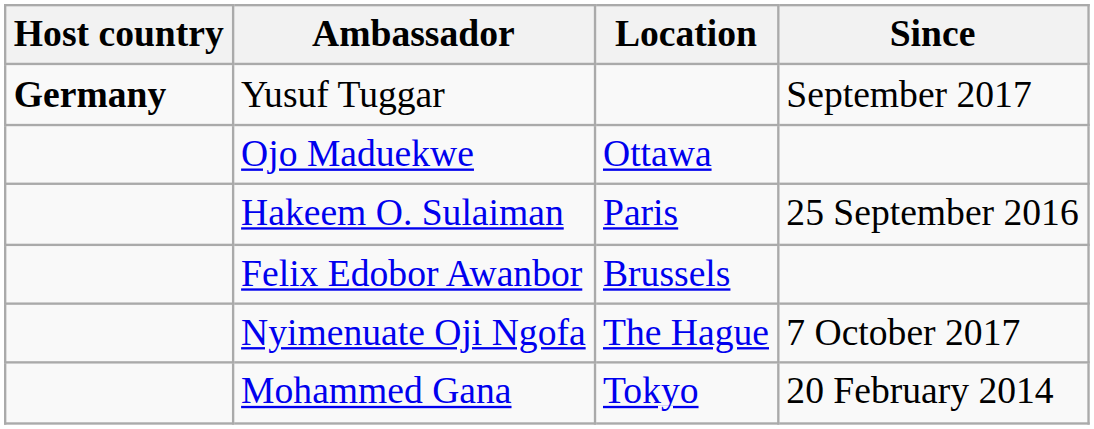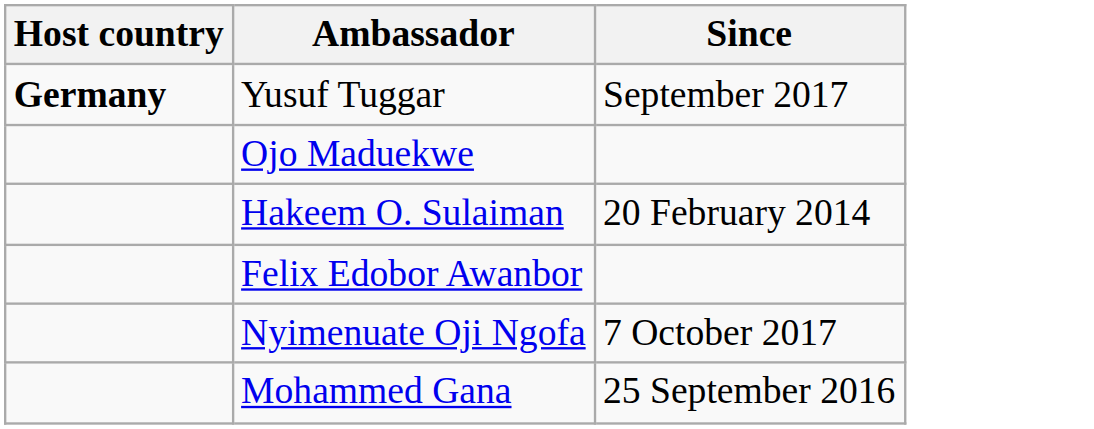- column: (686, 34)
(933, 213) 25 September 2016 -> (737, 213) 20 February 2014
(920, 392) 20 February 2014 -> (749, 392) 25 September 2016
